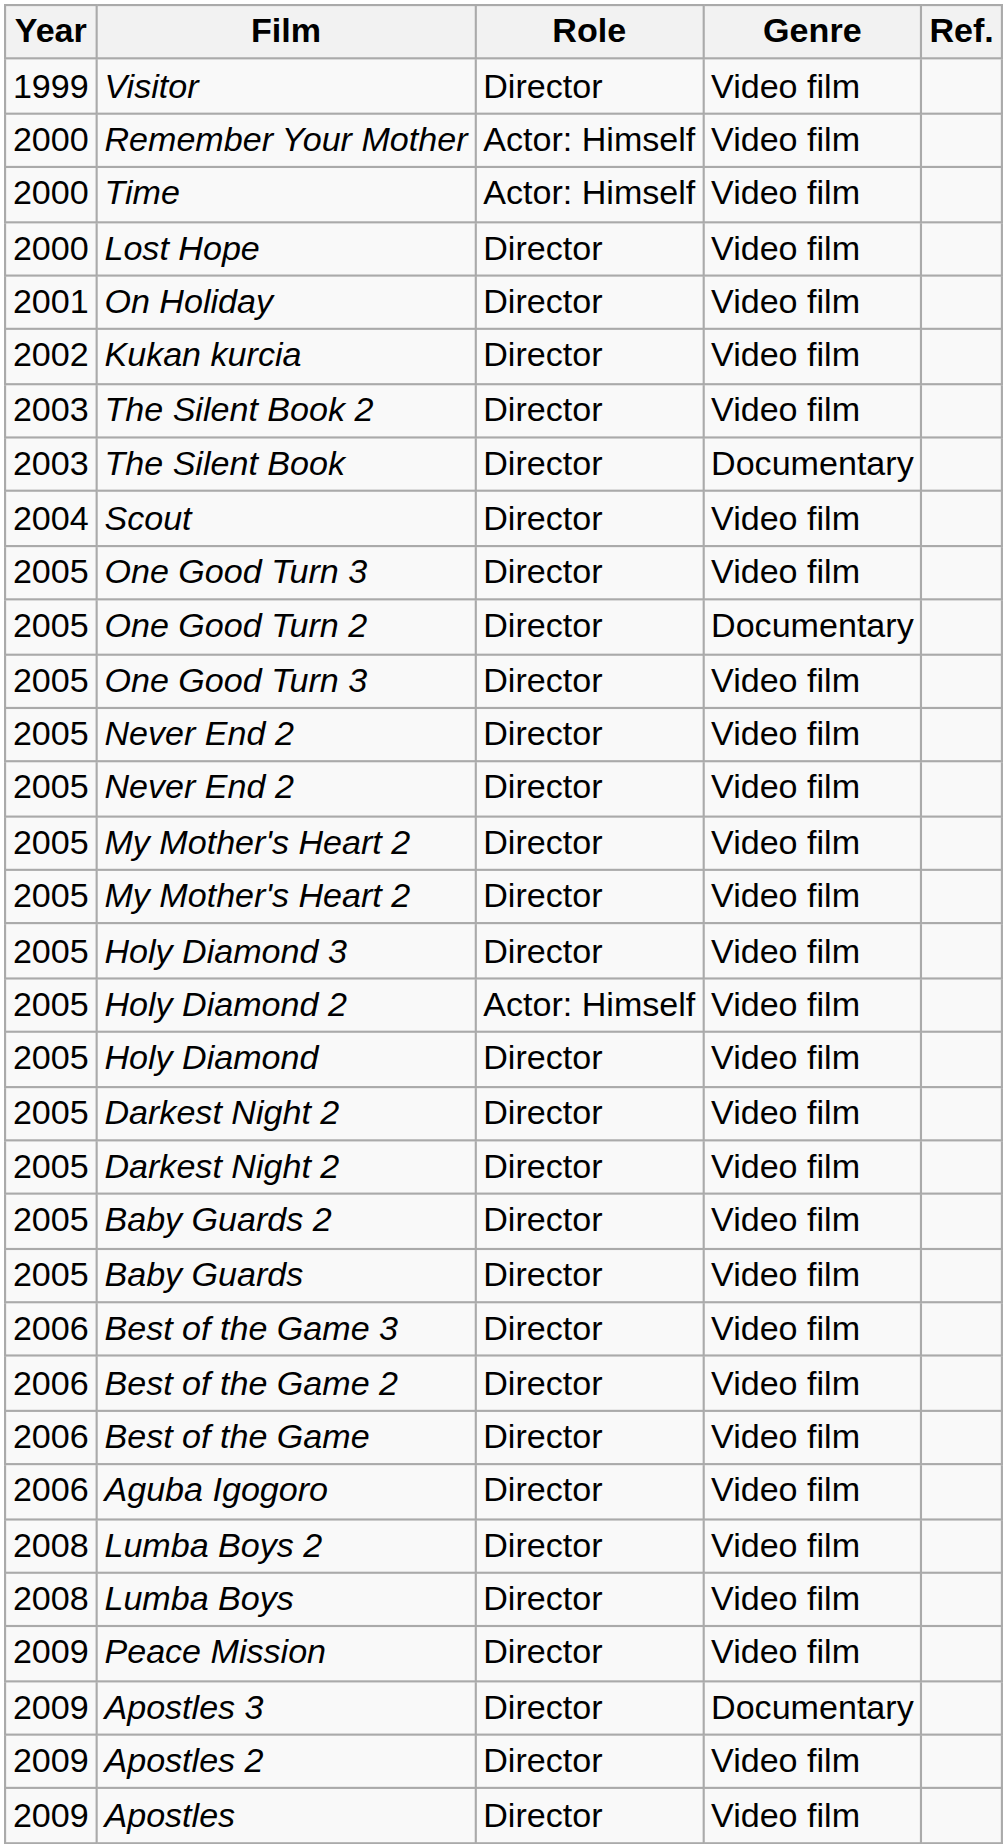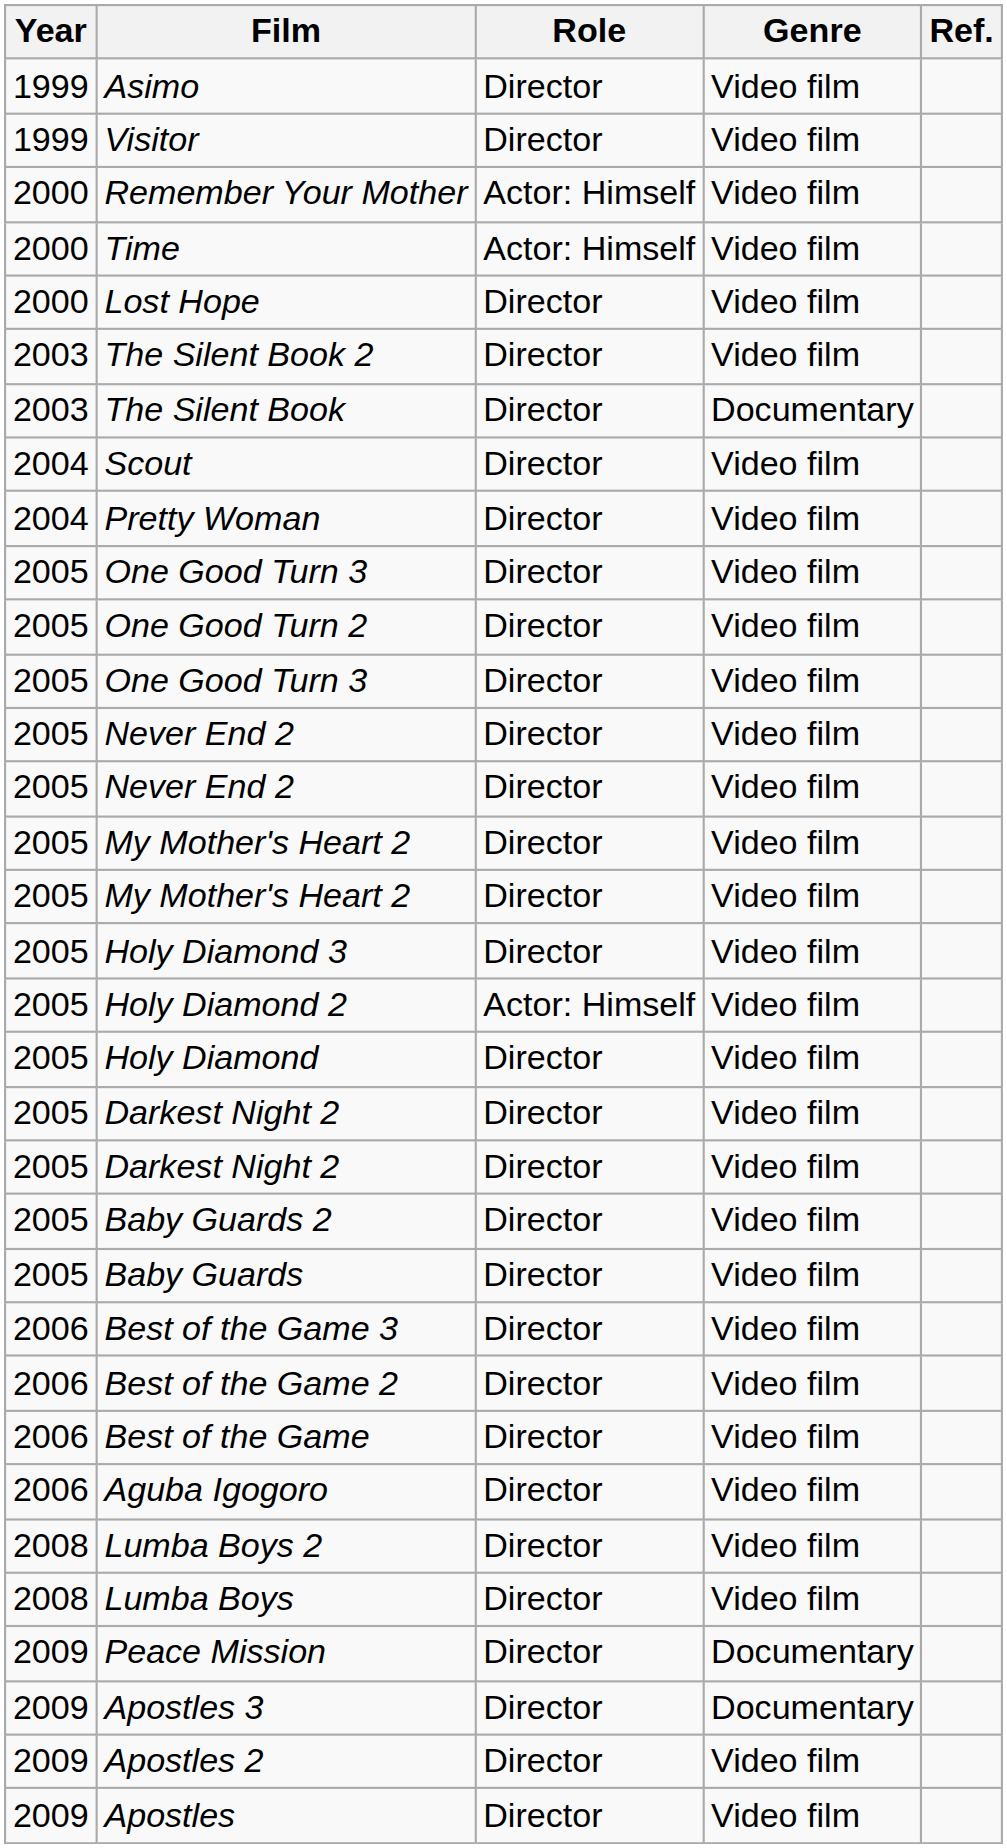+ row: (51, 85)
- row: (51, 301)
- row: (51, 355)
+ row: (51, 517)
(812, 626) Documentary -> (786, 626) Video film
(786, 1652) Video film -> (812, 1652) Documentary
